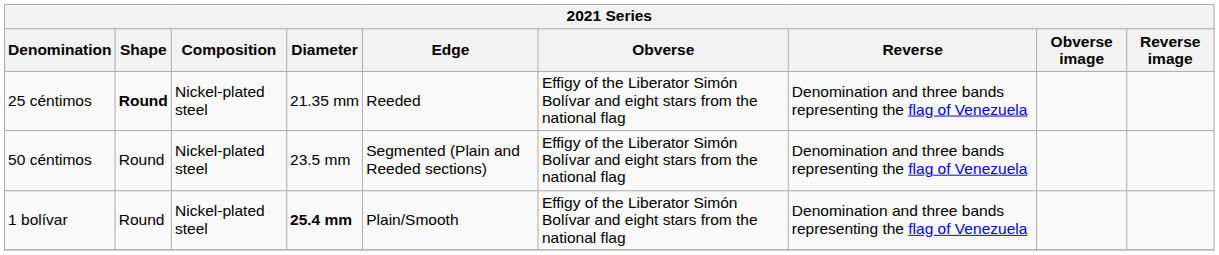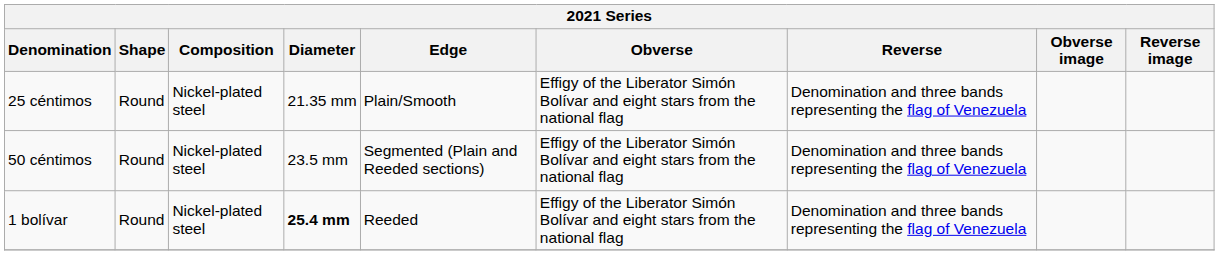(143, 100) bold -> (142, 100) normal
(393, 100) Reeded -> (410, 100) Plain/Smooth
(412, 220) Plain/Smooth -> (391, 220) Reeded
